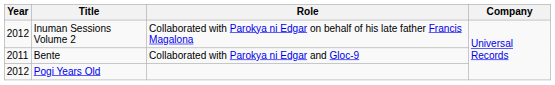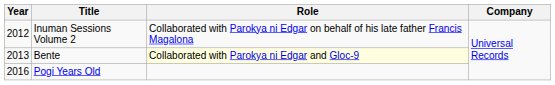(17, 55) 2011 -> (18, 55) 2013
(254, 55) no background -> (254, 55) lightyellow background
(18, 71) 2012 -> (18, 71) 2016
